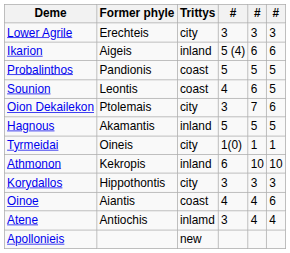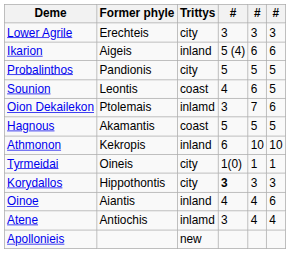(194, 70) coast -> (189, 70) city
(189, 107) city -> (197, 107) inlamd
(196, 126) inland -> (194, 126) coast
rows swapped: (33, 145) <-> (34, 164)
(224, 182) normal -> (224, 182) bold
(194, 201) coast -> (196, 201) inland
